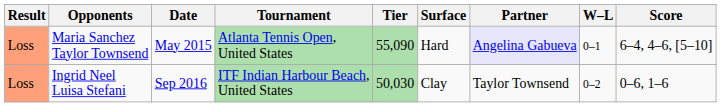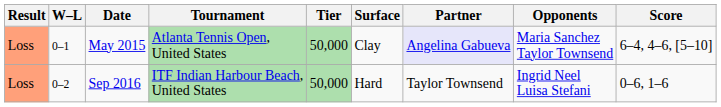columns swapped: (598, 15) <-> (100, 15)
(395, 45) 55,090 -> (329, 45) 50,000
(435, 45) Hard -> (368, 45) Clay
(395, 83) 50,030 -> (329, 83) 50,000
(434, 83) Clay -> (368, 83) Hard
